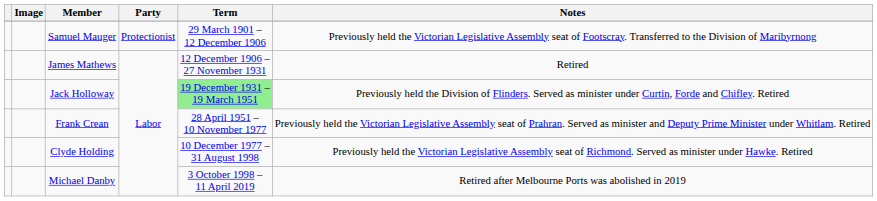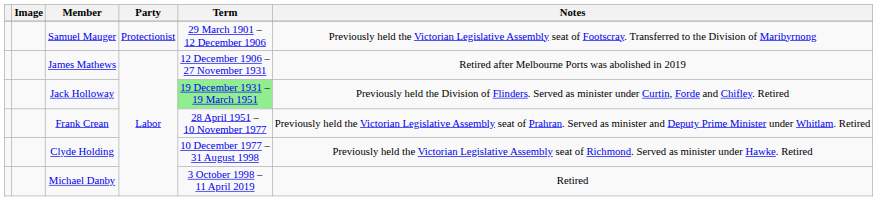(573, 65) Retired -> (573, 65) Retired after Melbourne Ports was abolished in 2019
(573, 181) Retired after Melbourne Ports was abolished in 2019 -> (573, 181) Retired
